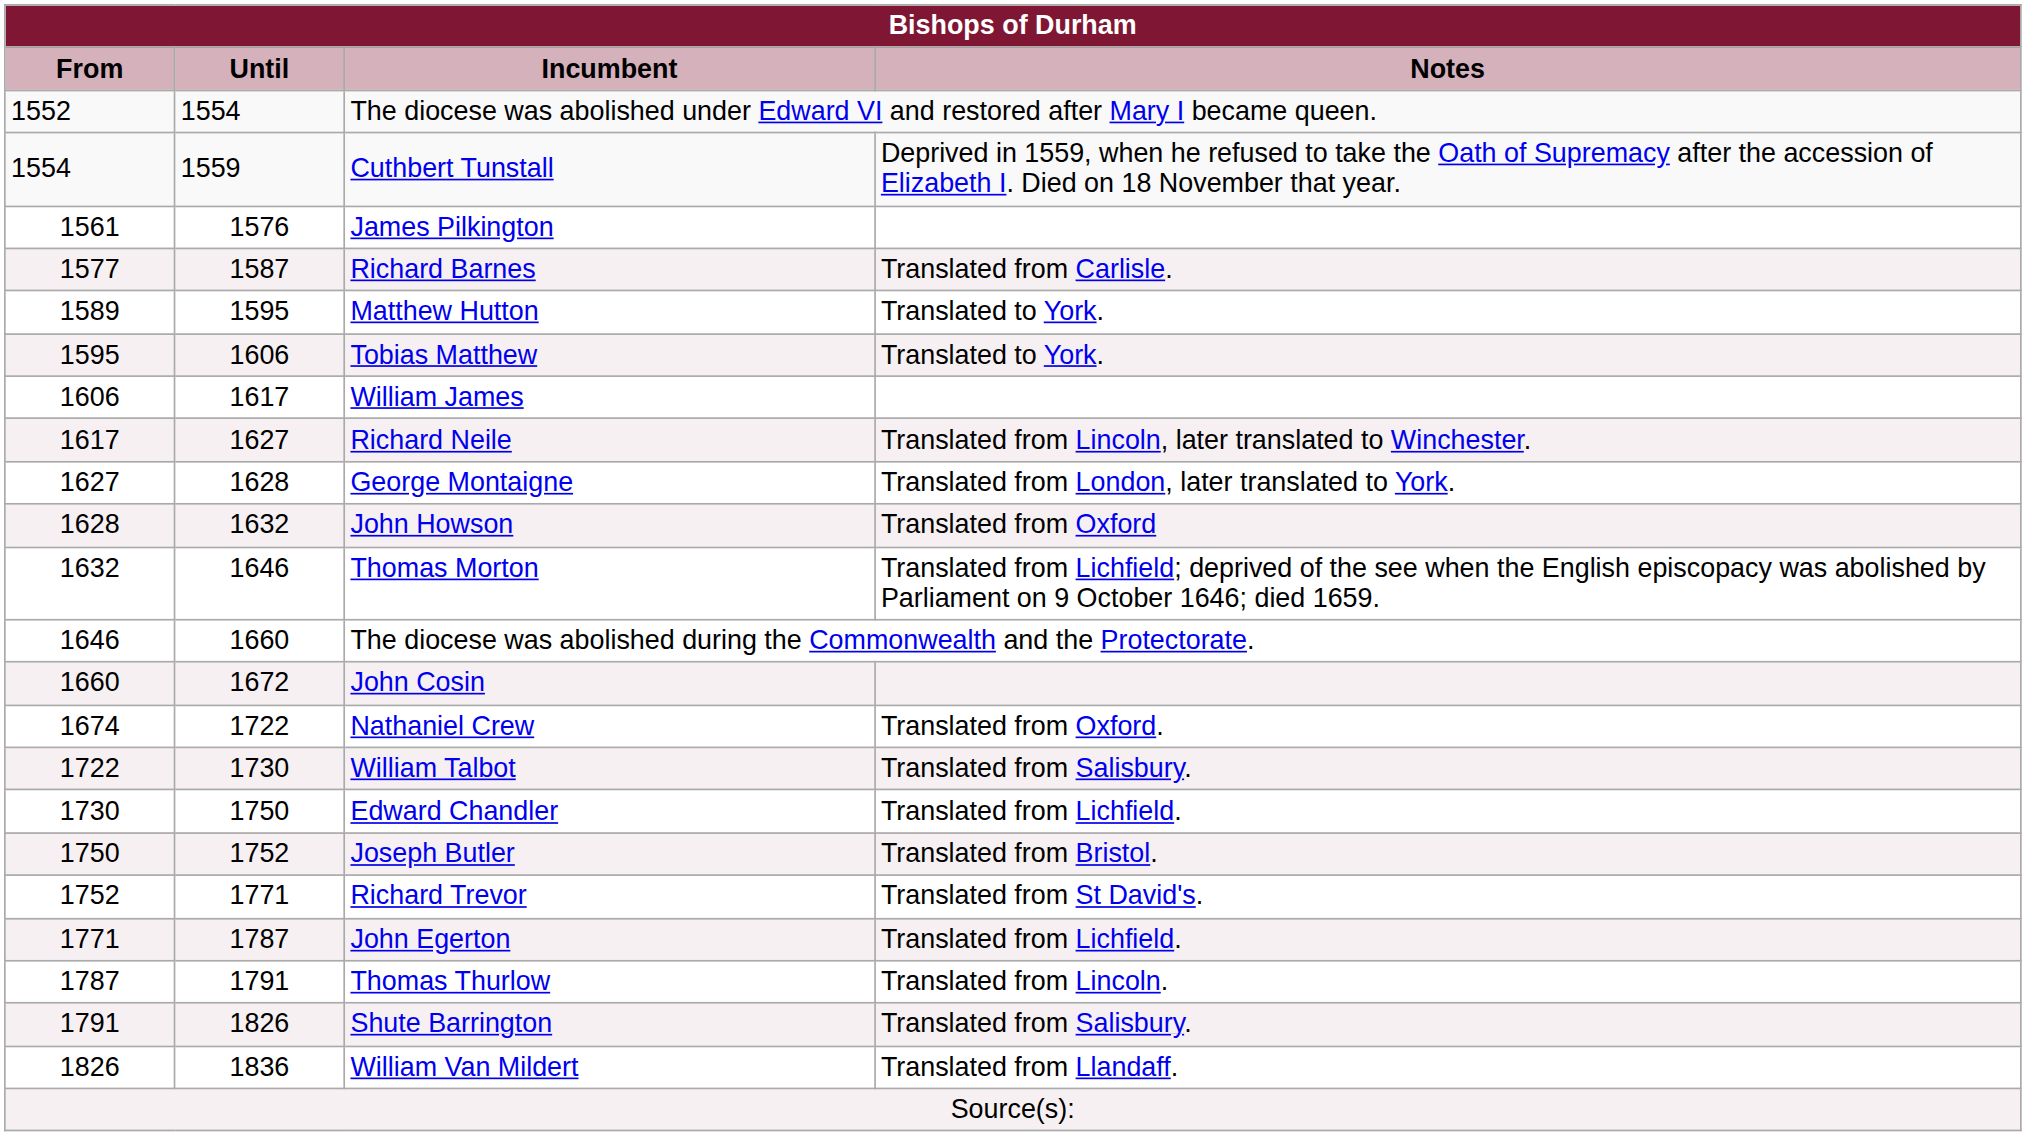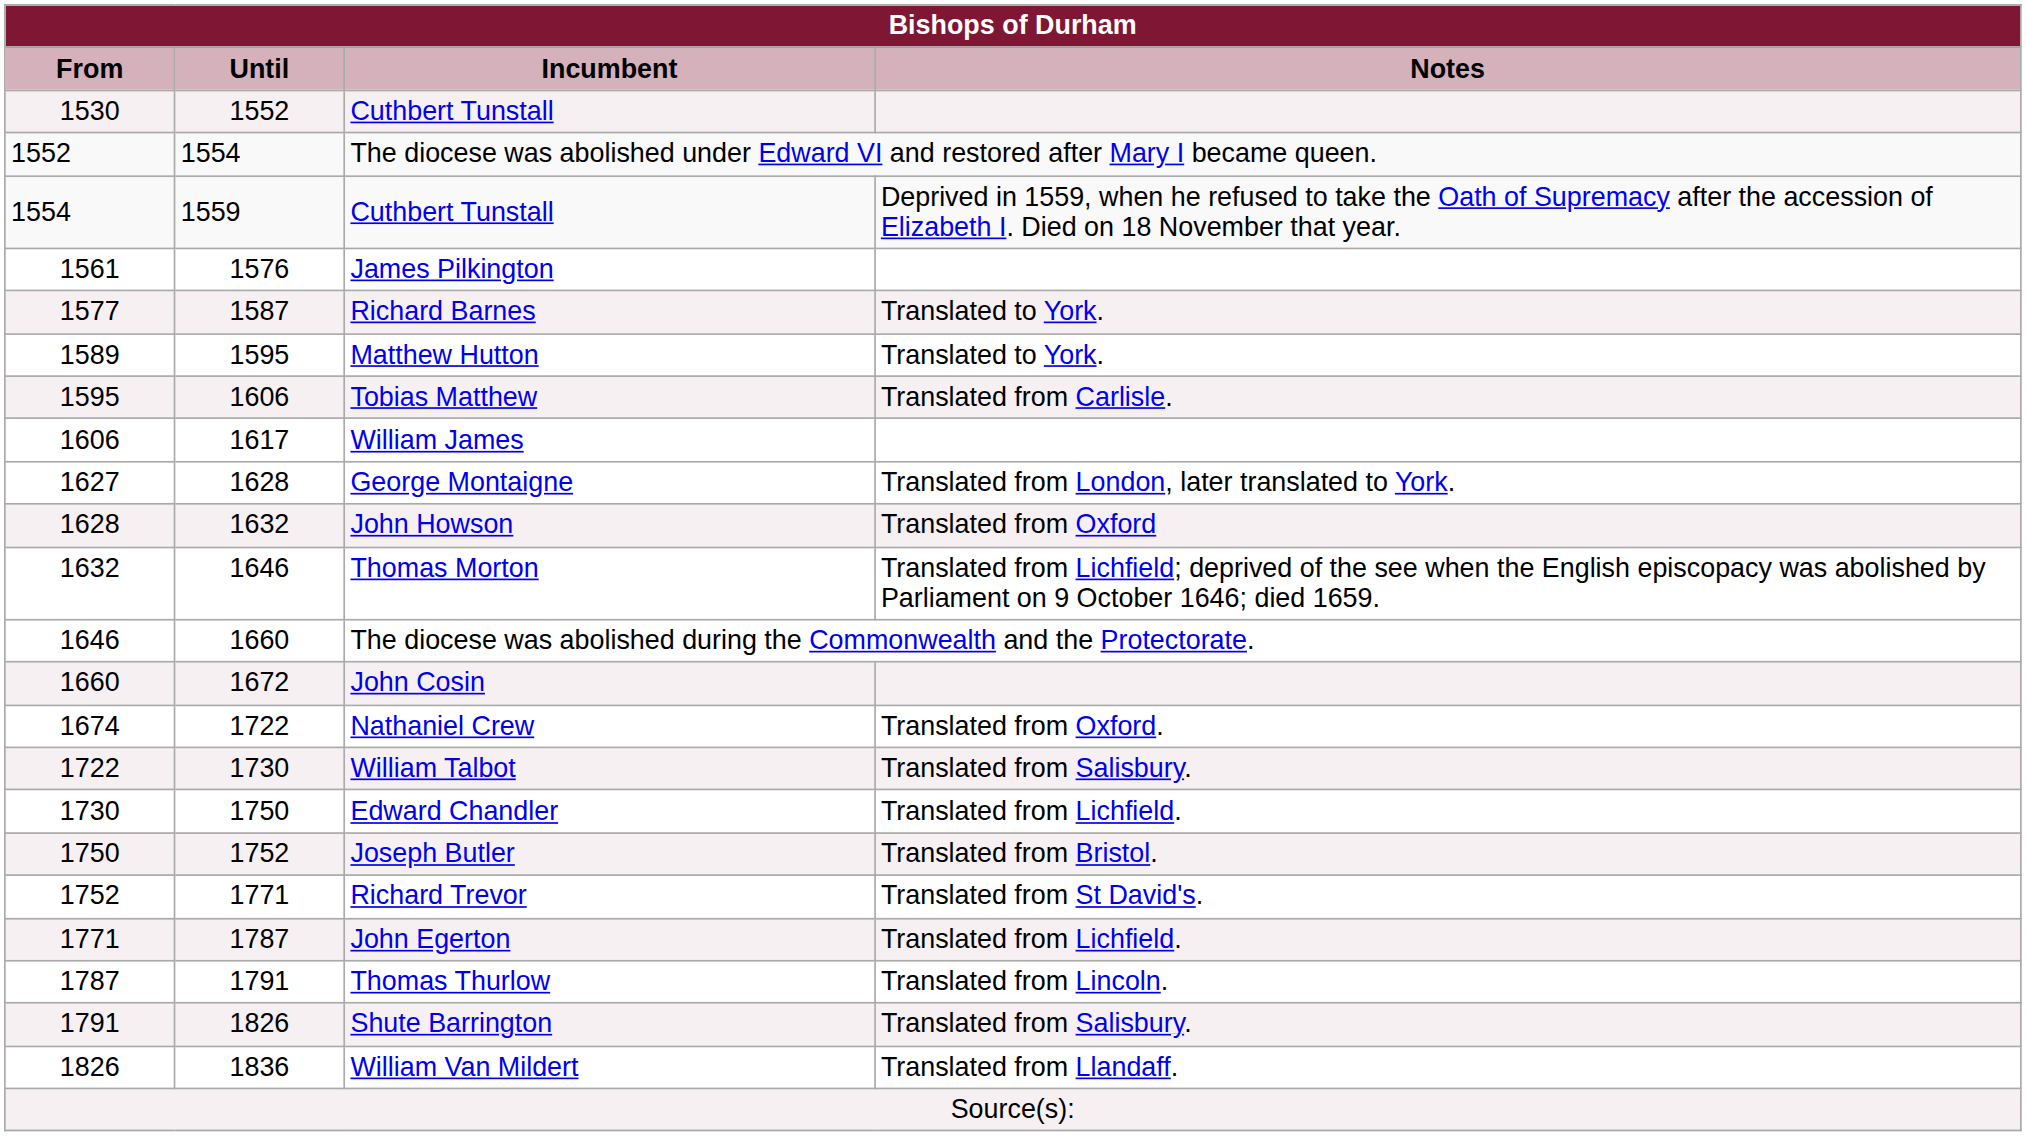+ row: (90, 111)
(1027, 269) Translated from Carlisle. -> (992, 311) Translated to York.
(992, 354) Translated to York. -> (1027, 397) Translated from Carlisle.
- row: (90, 439)
